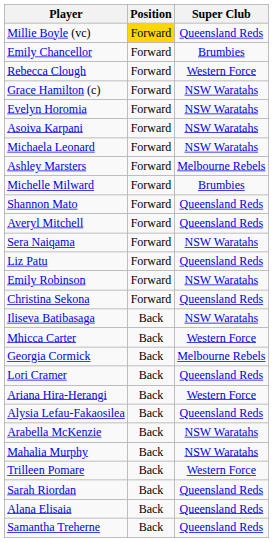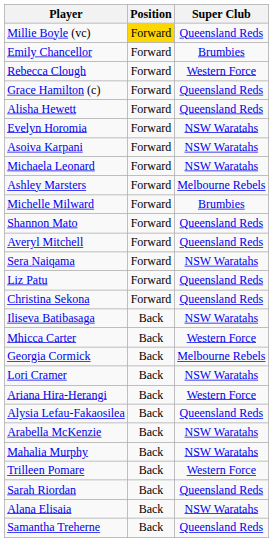(221, 90) NSW Waratahs -> (221, 90) Queensland Reds
+ row: (42, 109)
- row: (46, 280)
(221, 375) Queensland Reds -> (221, 375) NSW Waratahs
(221, 508) Queensland Reds -> (221, 508) NSW Waratahs
